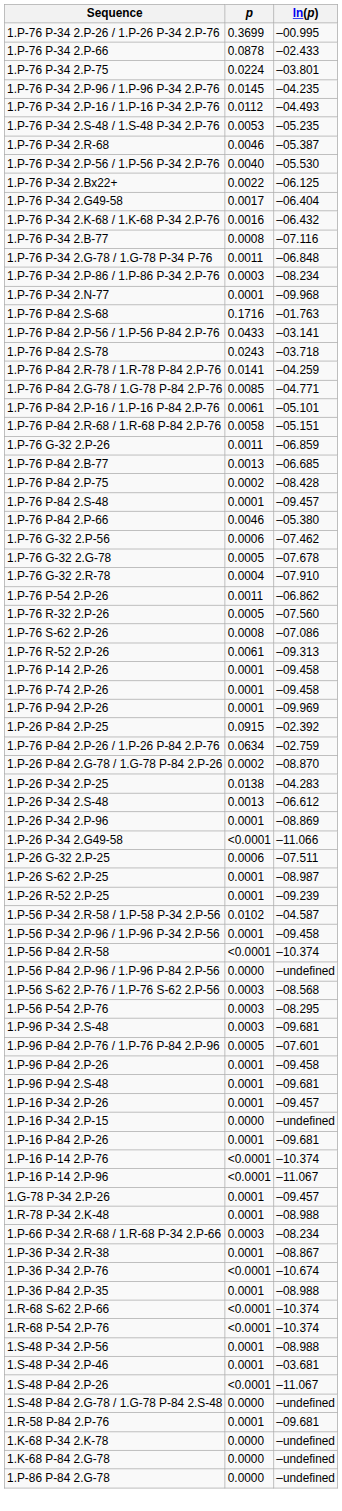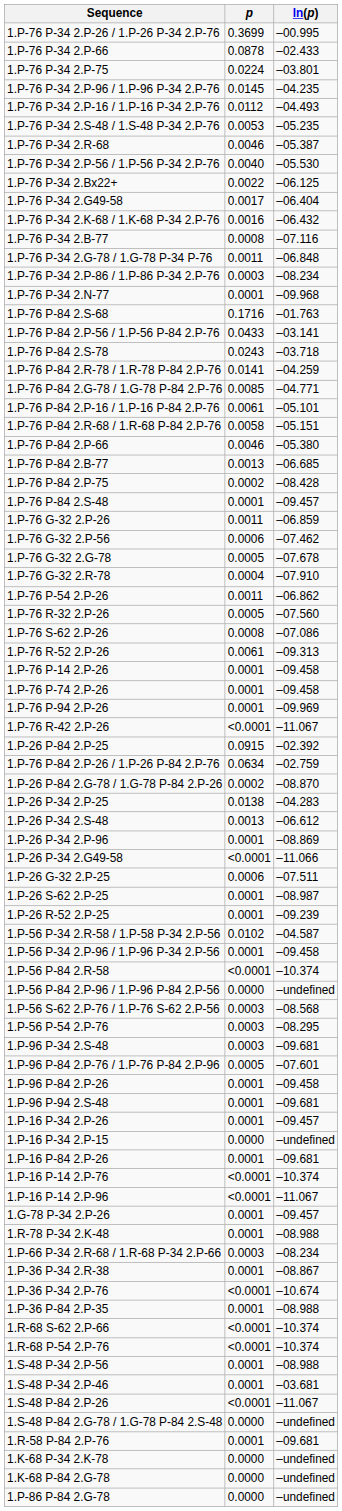rows swapped: (58, 520) <-> (58, 445)
+ row: (58, 727)
